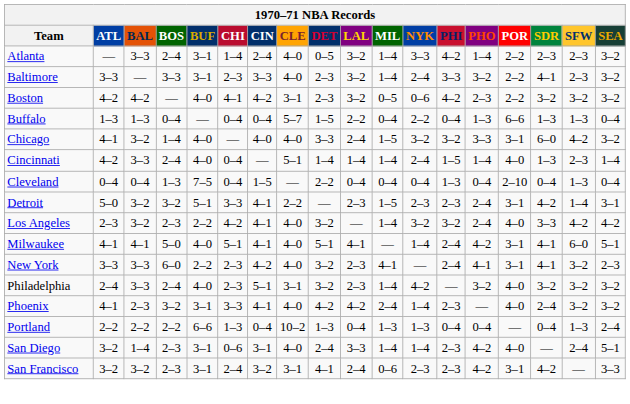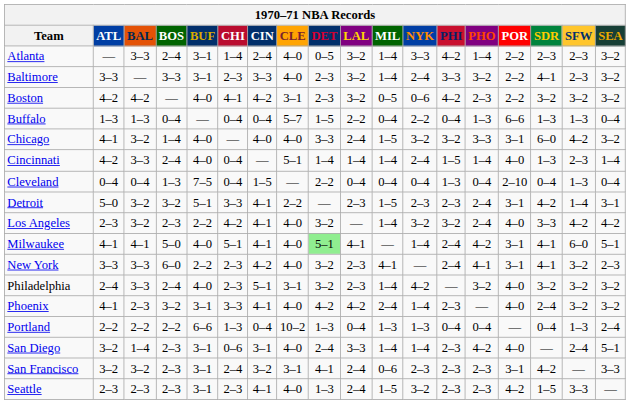(324, 243) no background -> (324, 243) lightgreen background
(482, 368) 4–2 -> (482, 368) 2–3
+ row: (24, 389)
